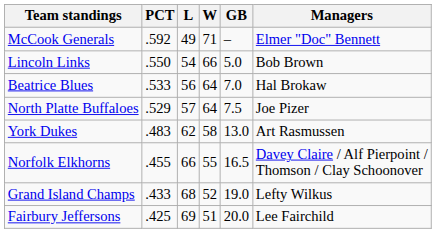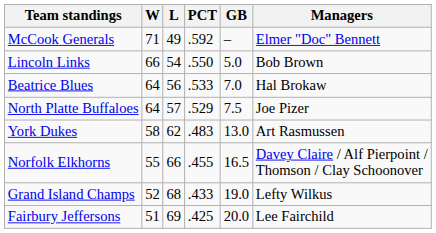columns swapped: (210, 16) <-> (160, 16)
